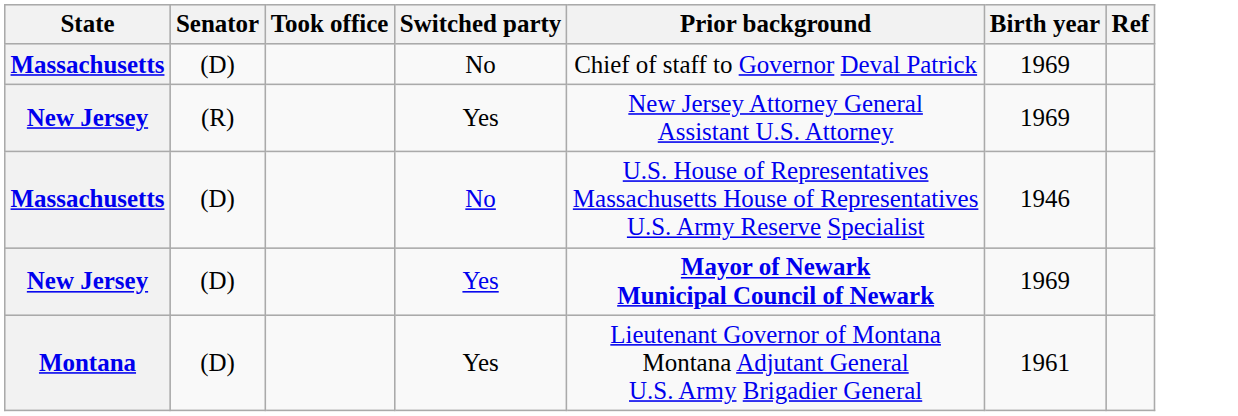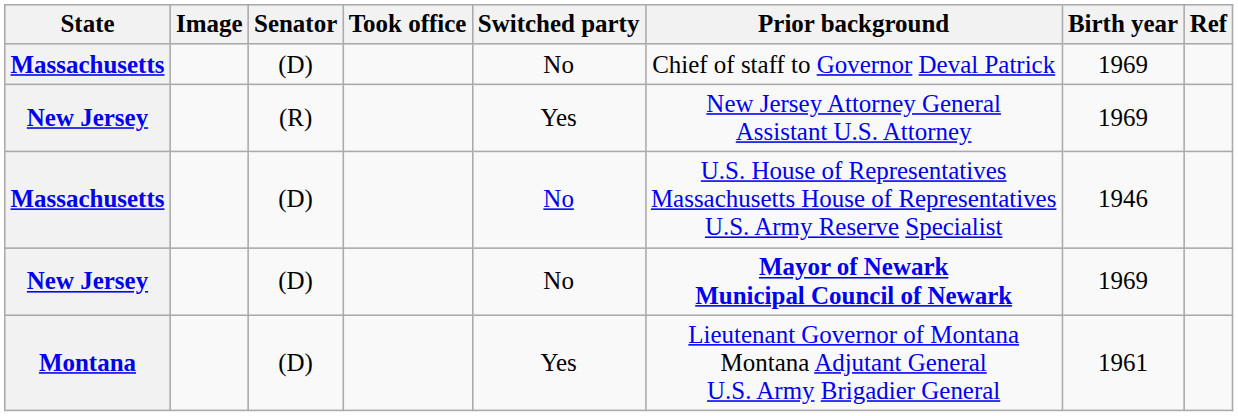+ column: (209, 24)
(481, 280) Yes -> (559, 280) No
